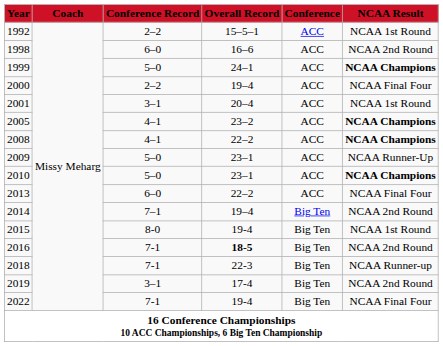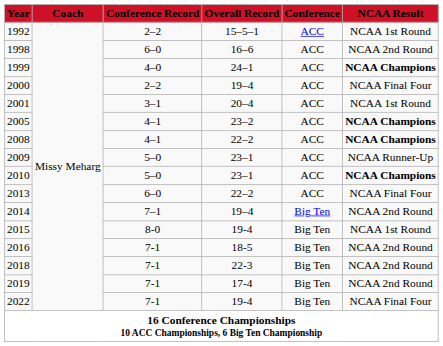(153, 67) 5–0 -> (153, 67) 4–0
(242, 247) bold -> (242, 247) normal
(390, 265) NCAA Runner-up -> (390, 265) NCAA 2nd Round
(153, 283) 3–1 -> (153, 283) 7-1
